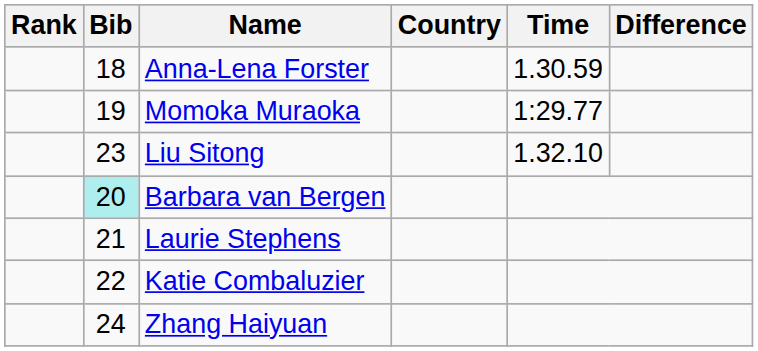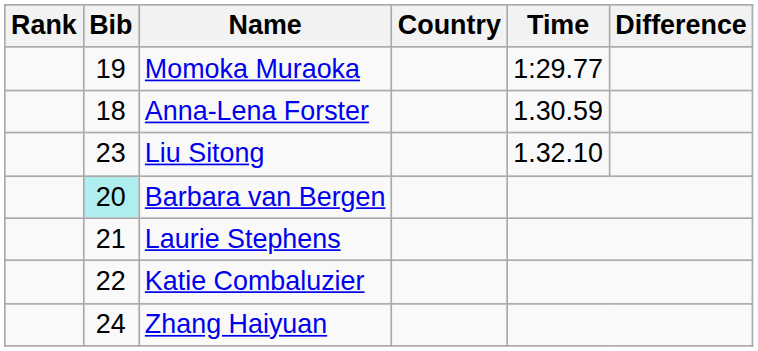rows swapped: (252, 111) <-> (257, 68)
